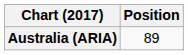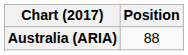(152, 38) 89 -> (152, 38) 88
